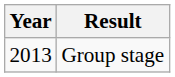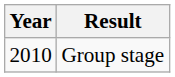(31, 54) 2013 -> (31, 54) 2010
